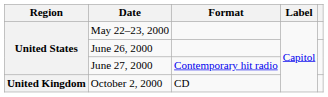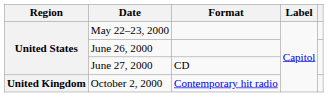(226, 65) Contemporary hit radio -> (182, 65) CD
(182, 83) CD -> (226, 83) Contemporary hit radio
